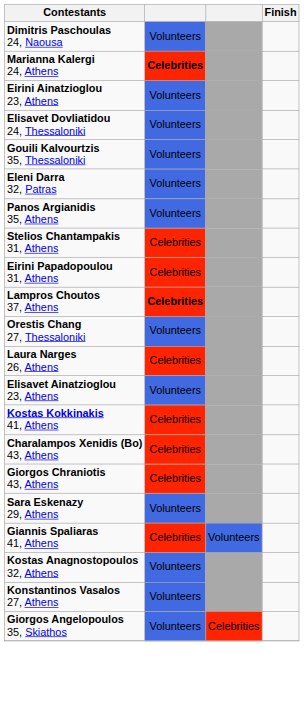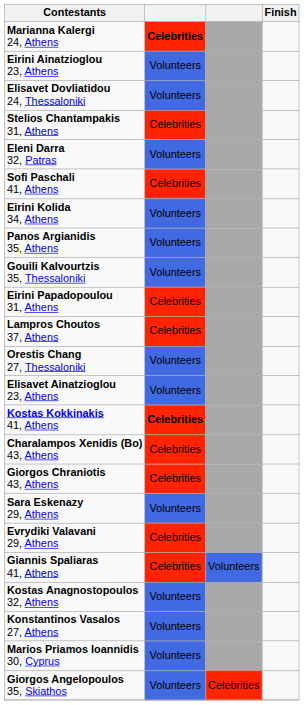- row: (59, 36)
rows swapped: (53, 154) <-> (64, 242)
+ row: (41, 183)
+ row: (39, 213)
(175, 301) bold -> (175, 331) normal
- row: (42, 360)
(175, 419) normal -> (175, 419) bold
+ row: (51, 537)
+ row: (73, 655)
